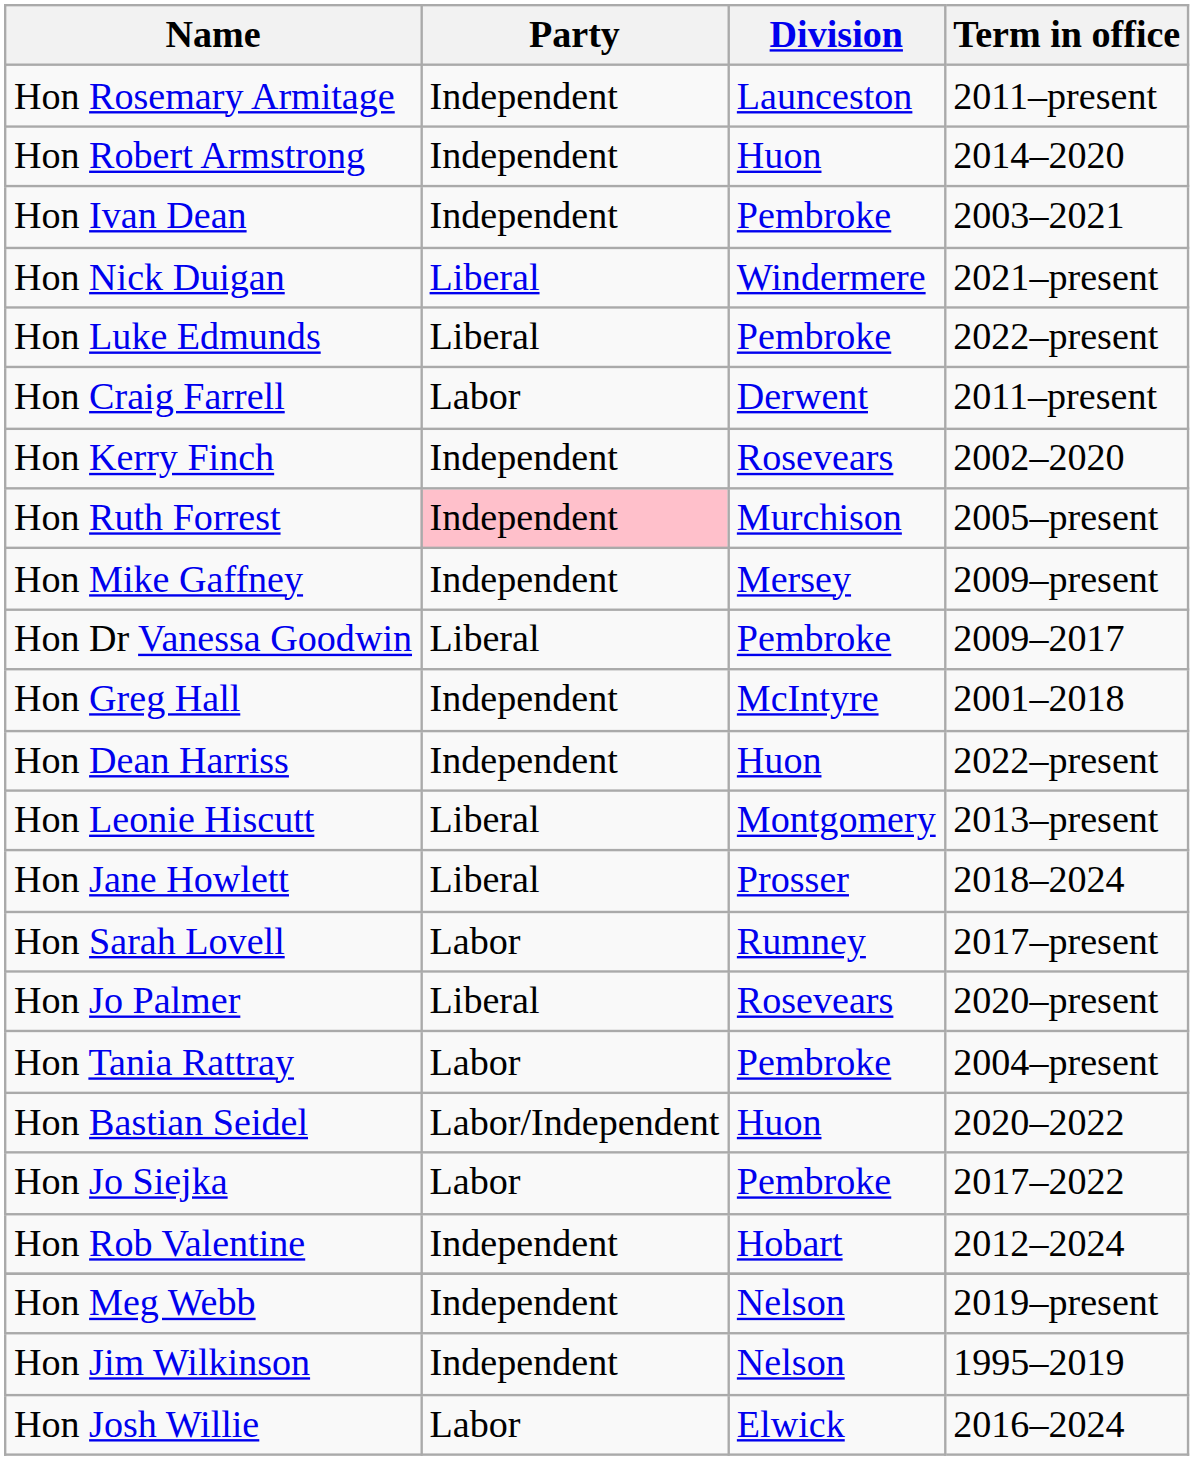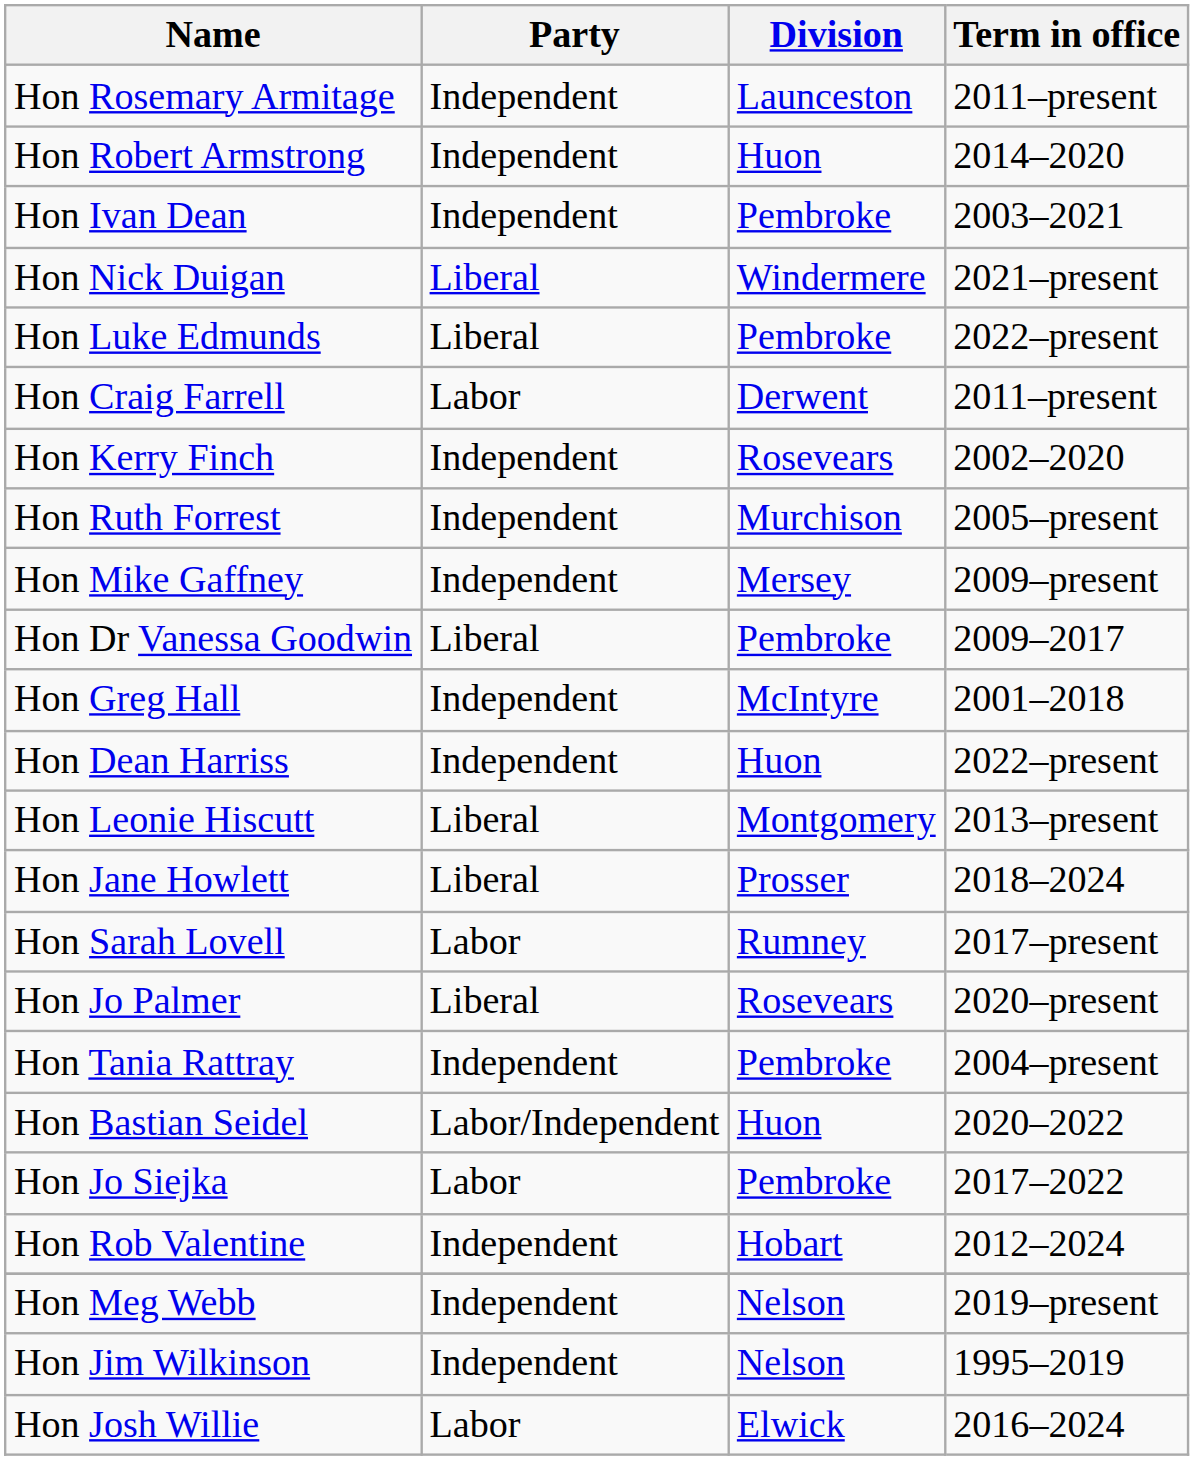(524, 517) pink background -> (524, 517) no background
(475, 1061) Labor -> (524, 1061) Independent
